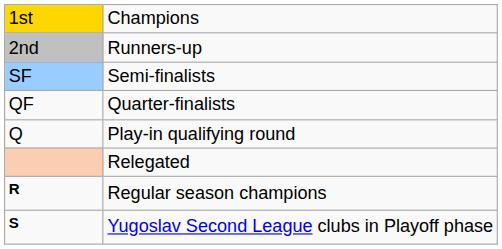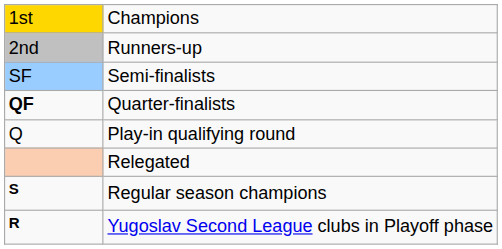(21, 104) normal -> (21, 104) bold
(14, 189) R -> (14, 189) S
(14, 223) S -> (14, 223) R
